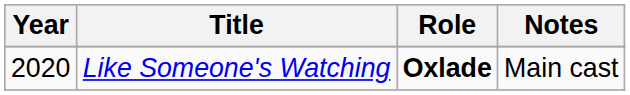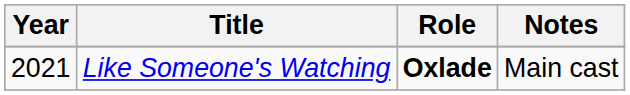(41, 68) 2020 -> (41, 68) 2021
